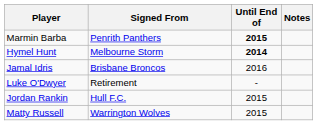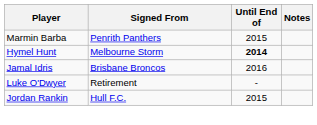(256, 38) bold -> (256, 38) normal
- row: (35, 113)
